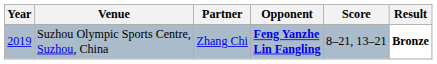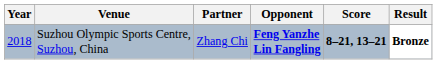(19, 41) 2019 -> (19, 41) 2018
(356, 41) normal -> (356, 41) bold
